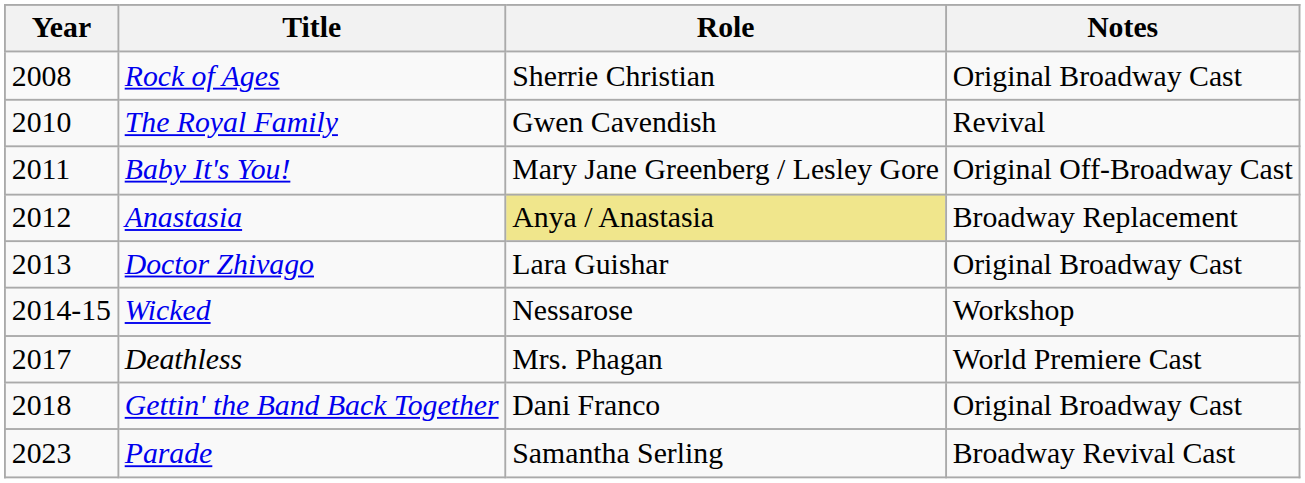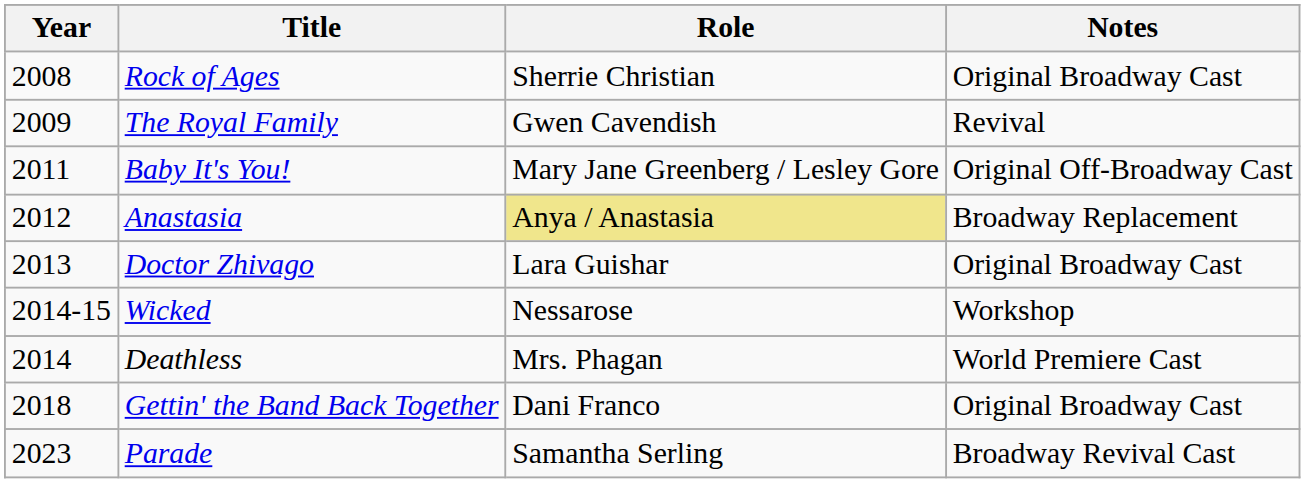(42, 122) 2010 -> (42, 122) 2009
(42, 358) 2017 -> (42, 358) 2014
